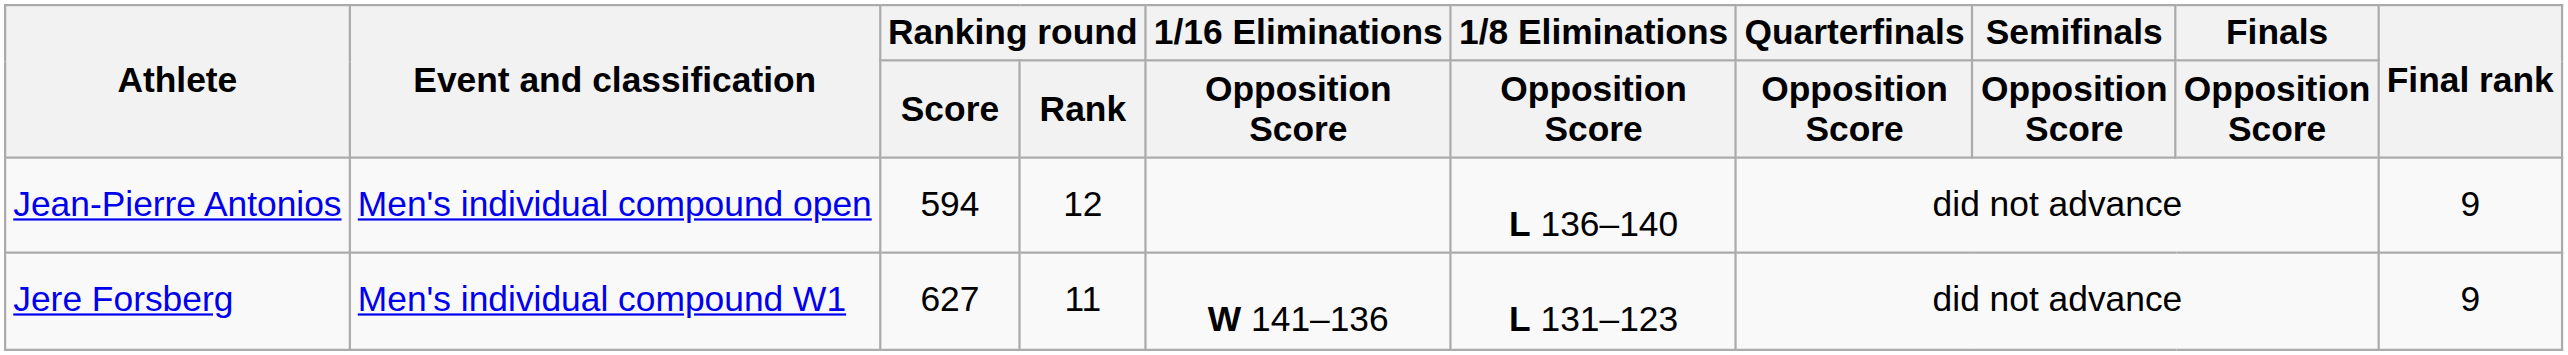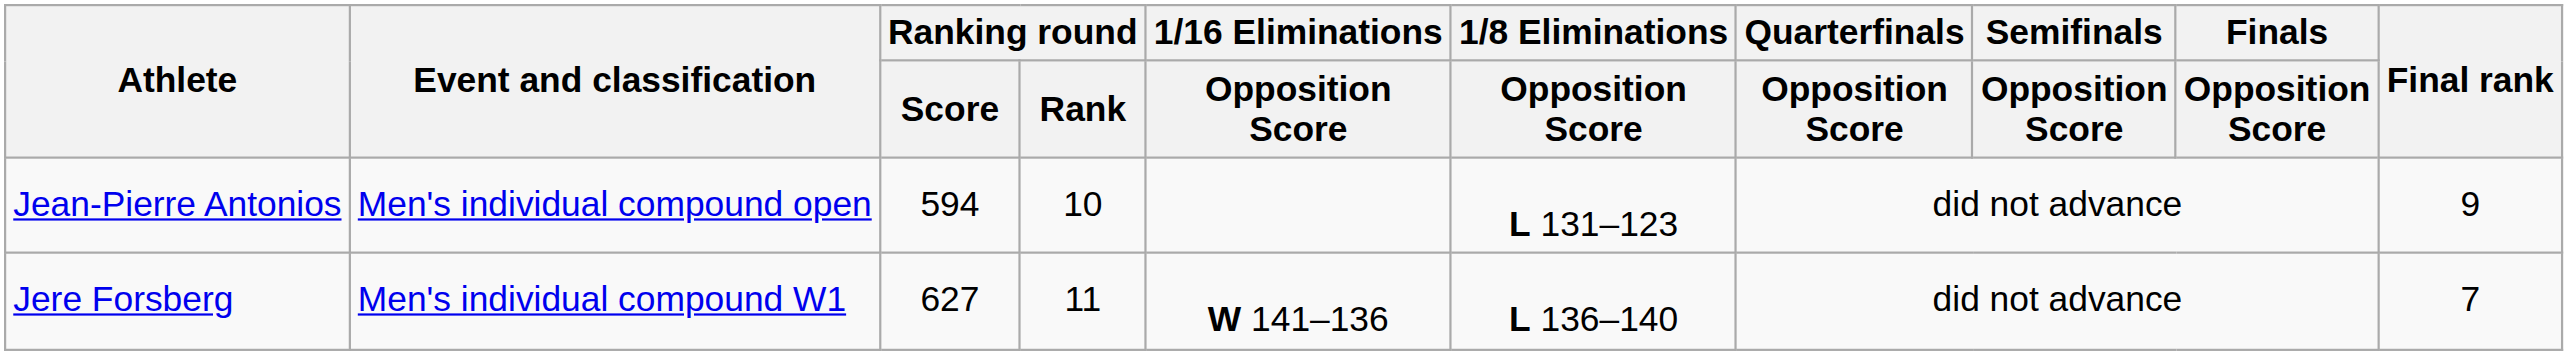(1083, 204) 12 -> (1083, 204) 10
(1594, 224) L 136–140 -> (1594, 224) L 131–123
(1594, 320) L 131–123 -> (1594, 320) L 136–140
(2470, 300) 9 -> (2470, 300) 7
